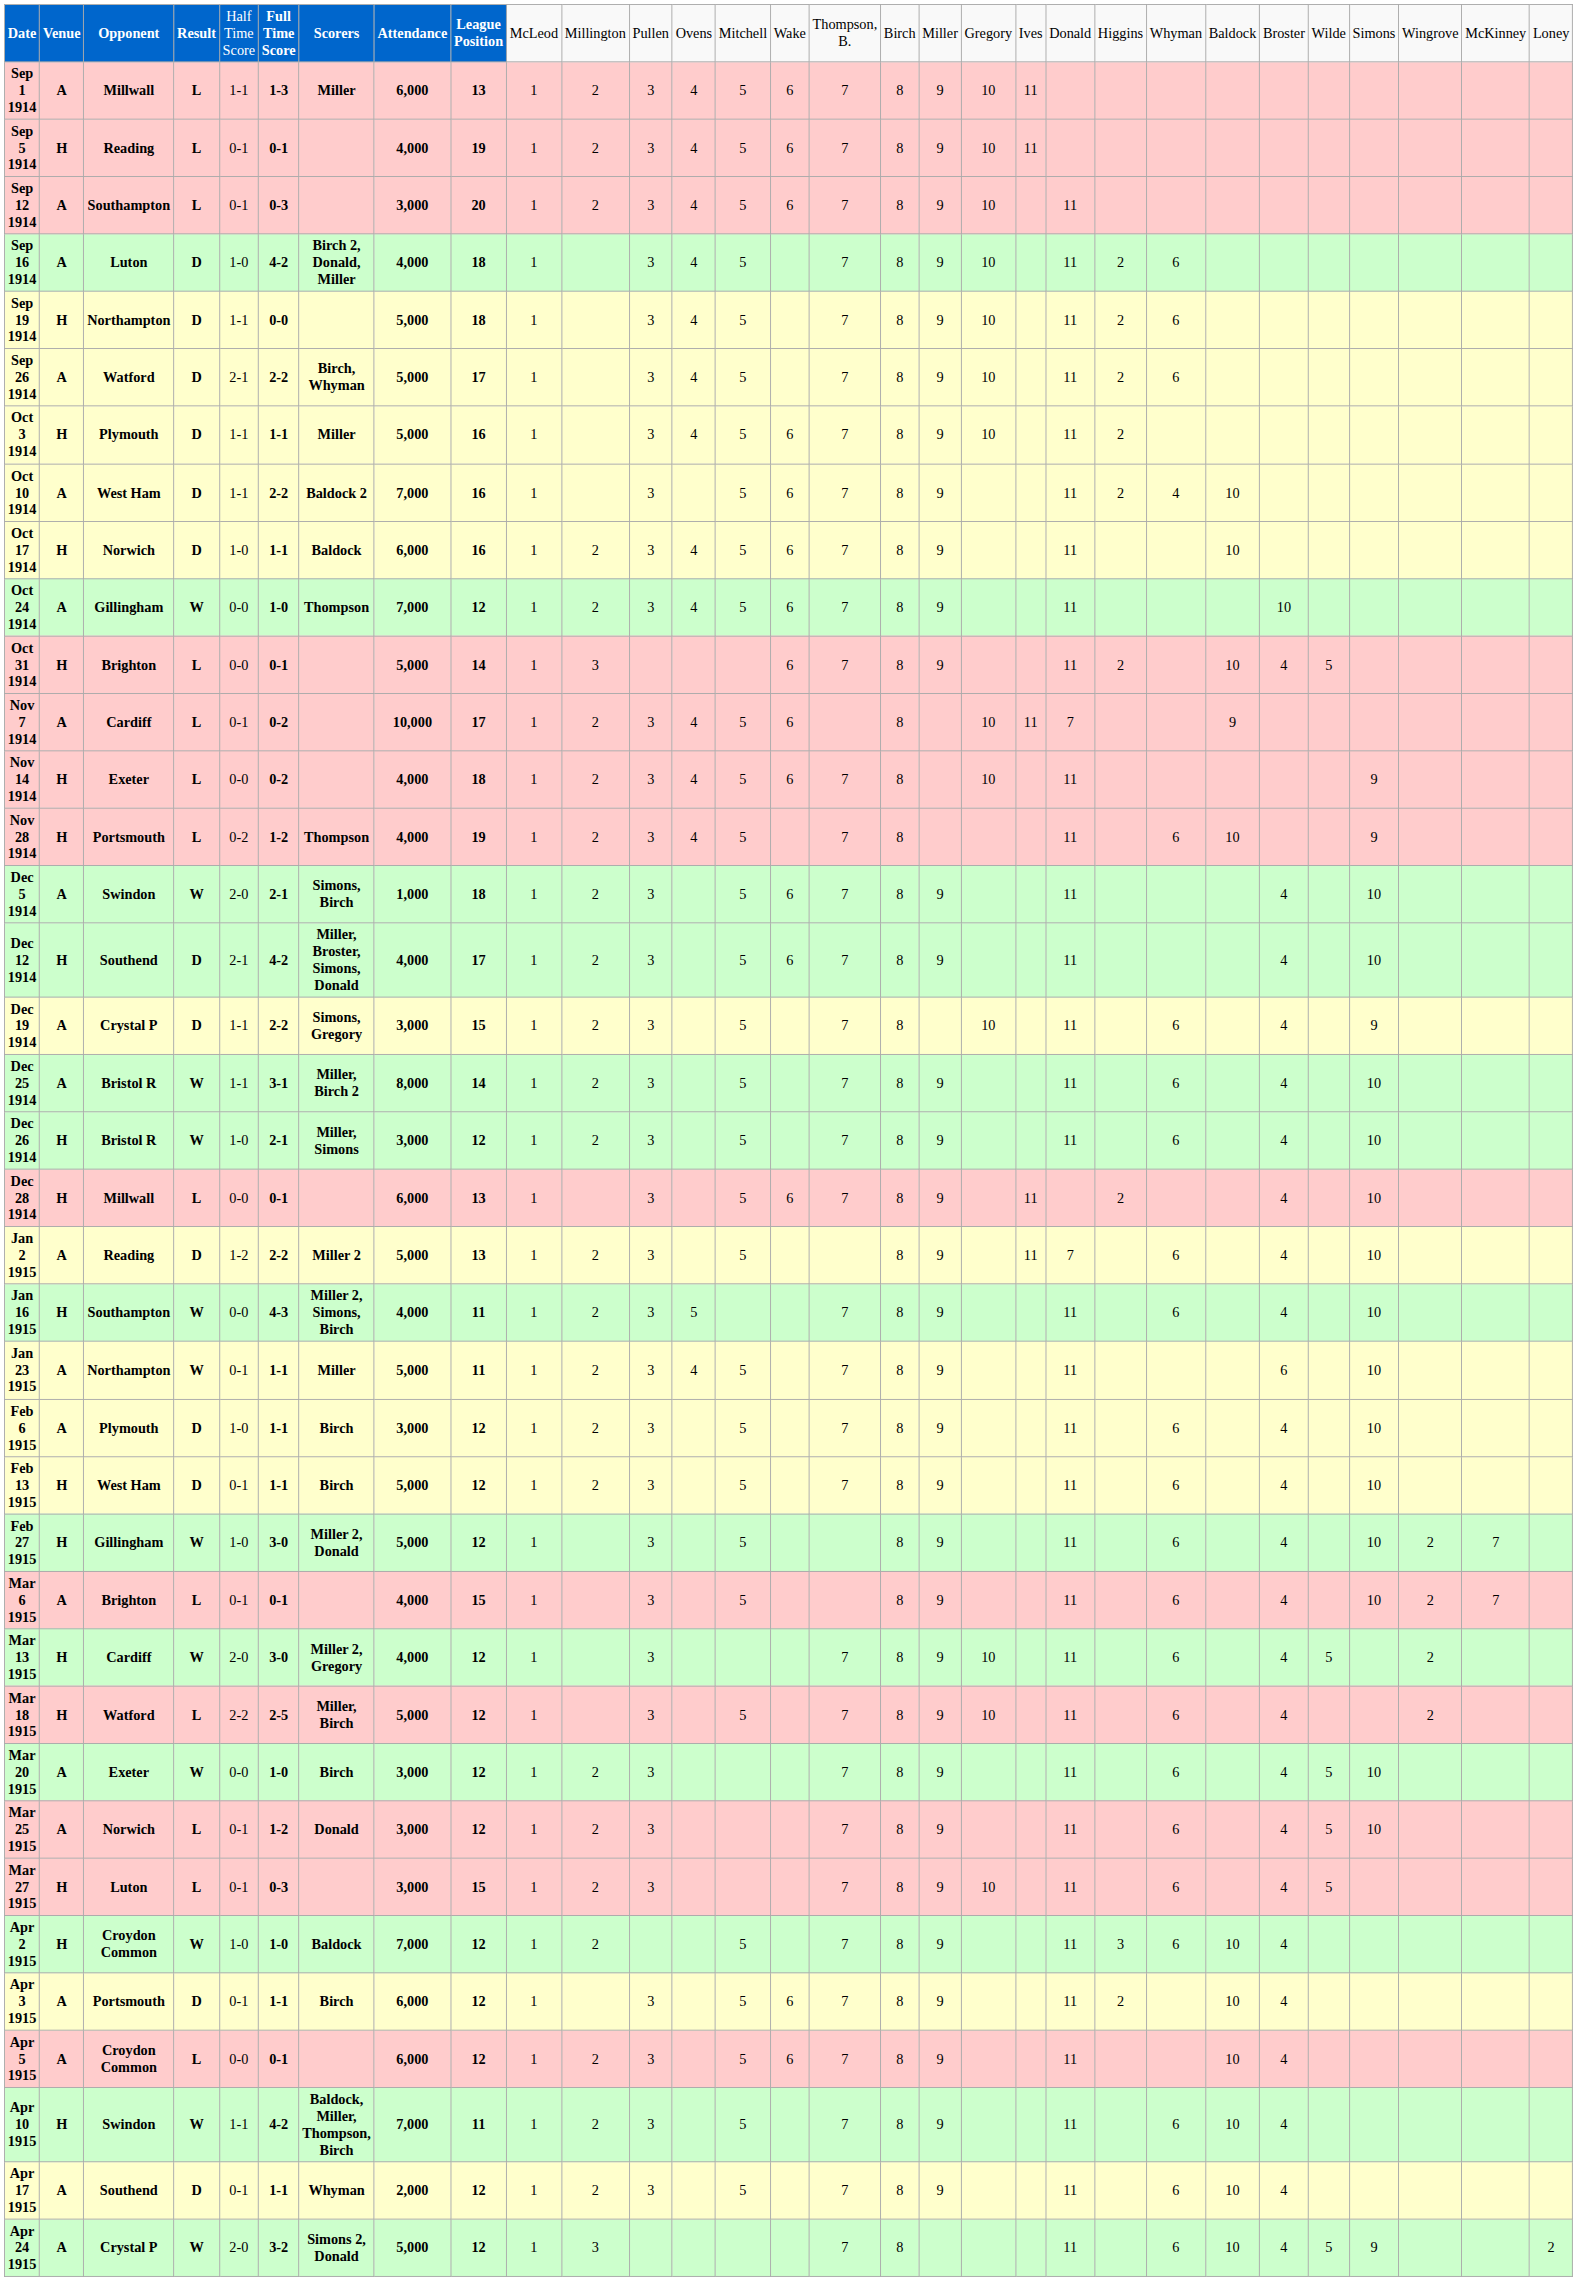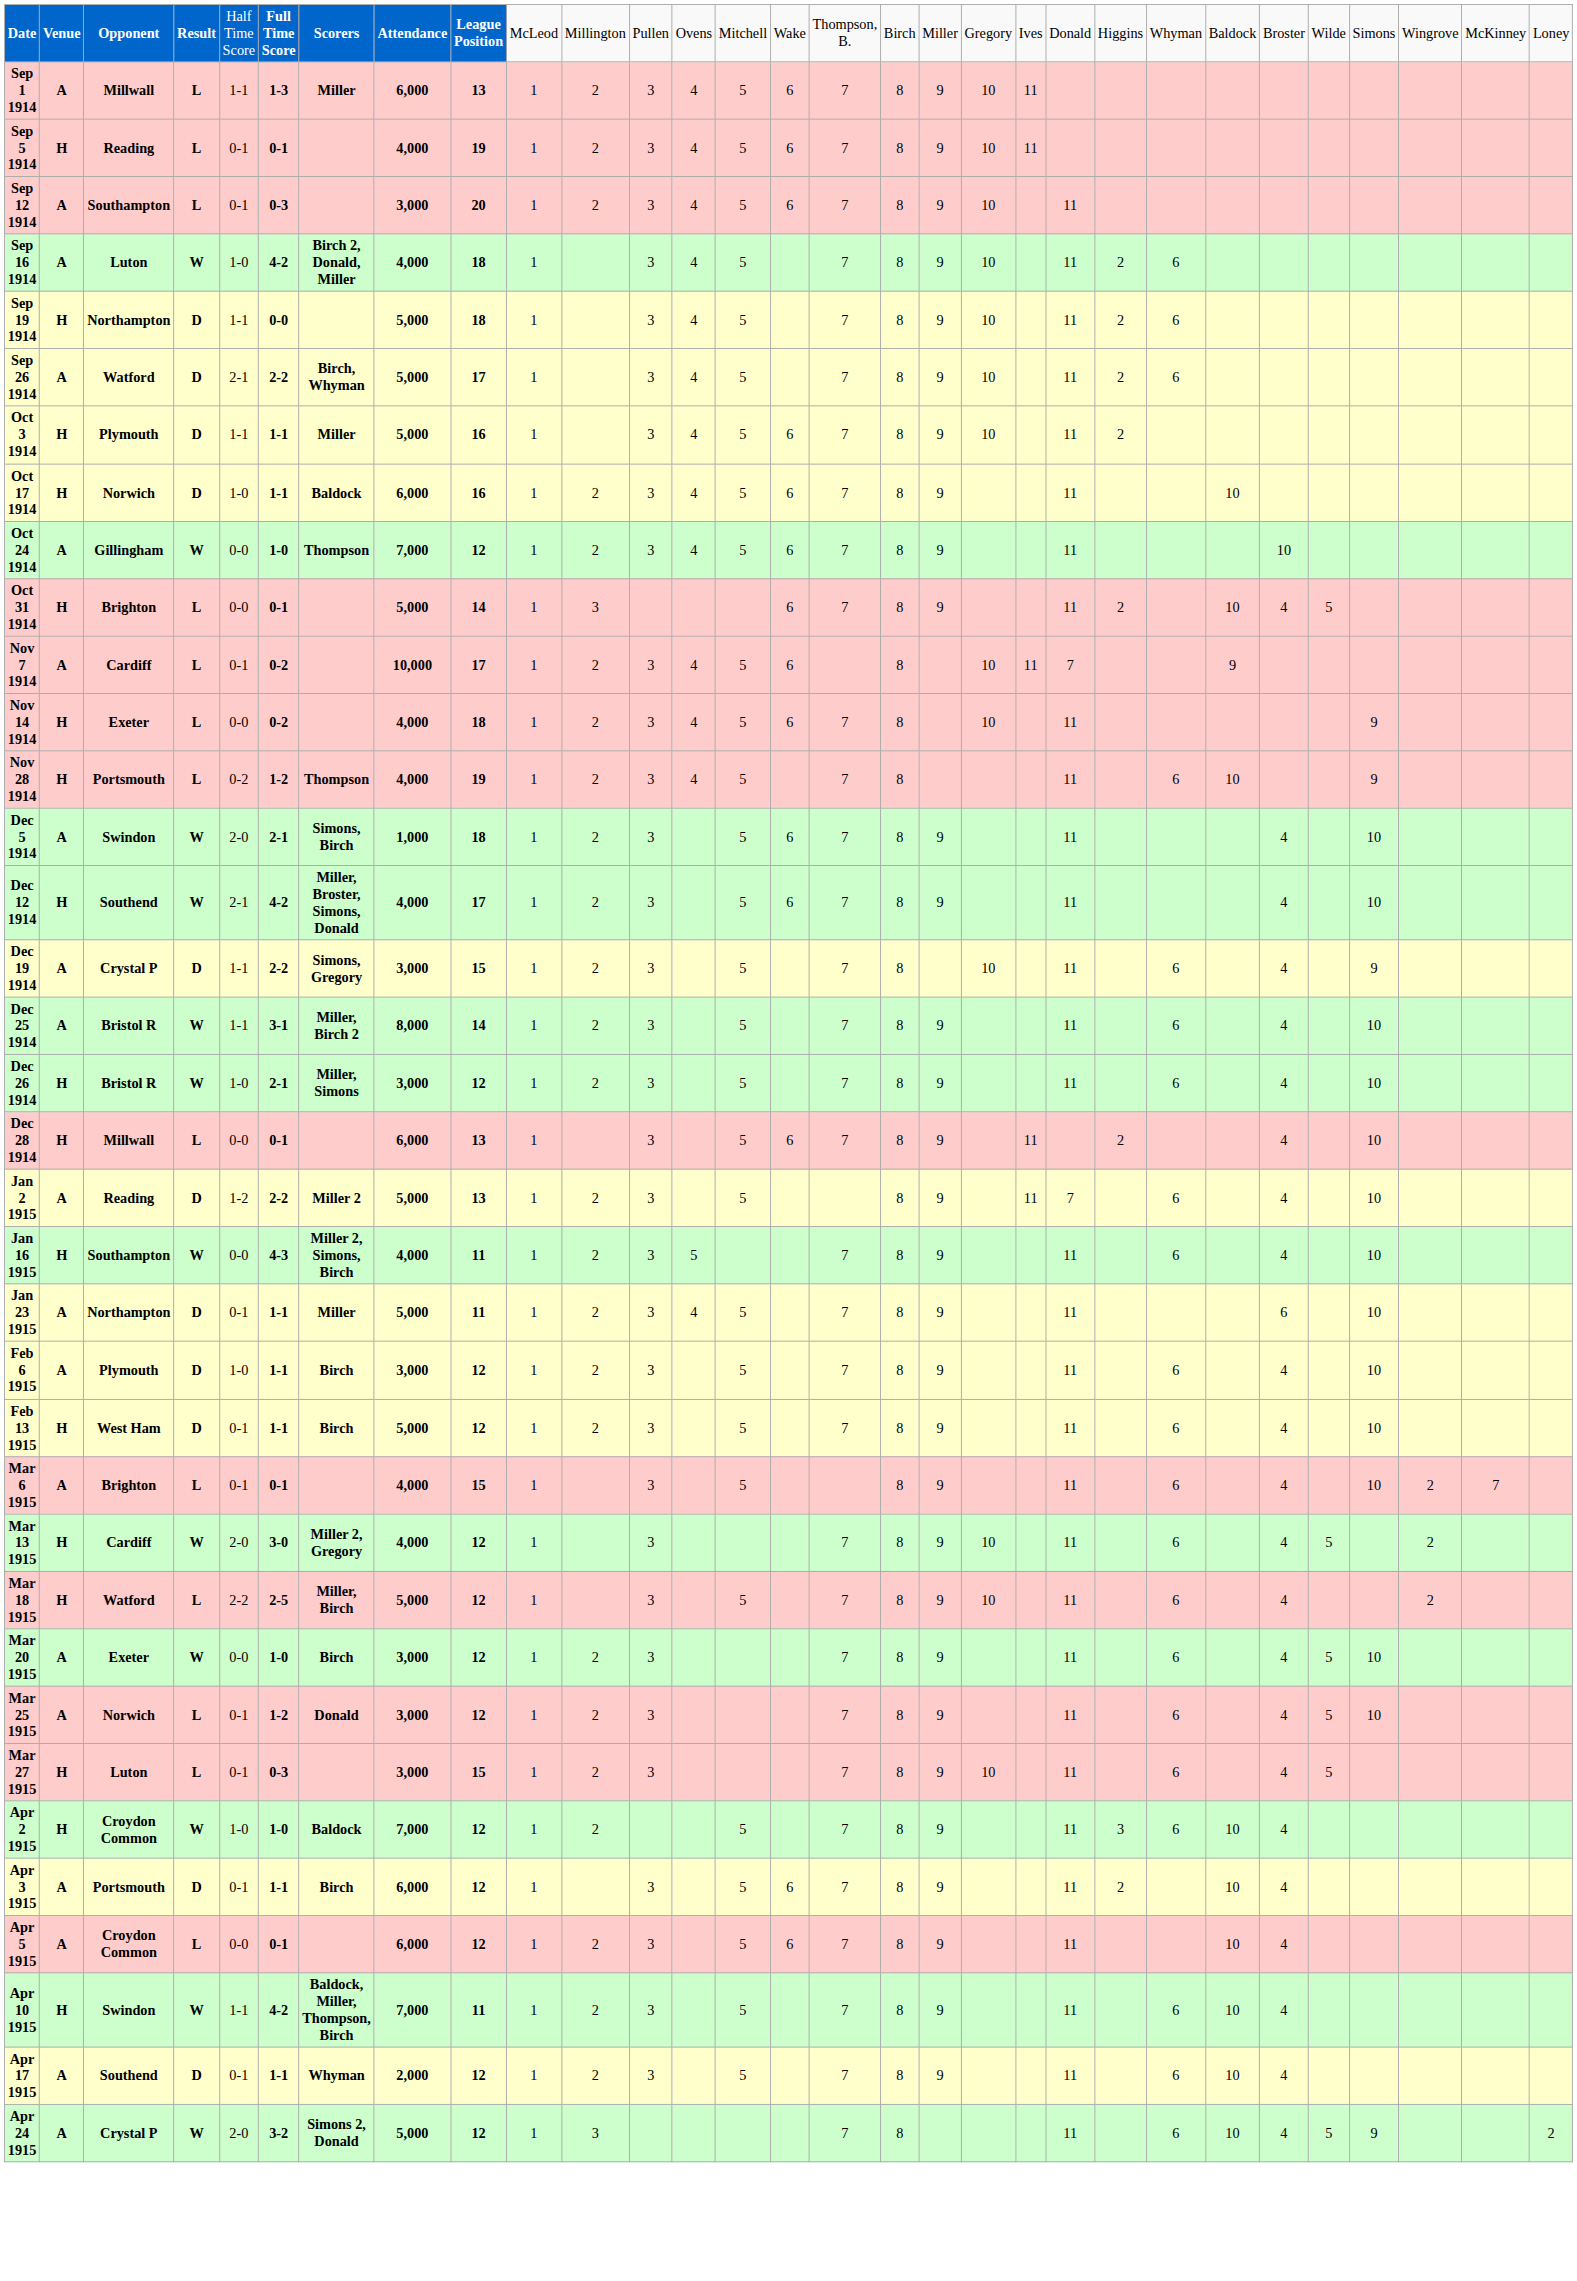(197, 262) D -> (197, 262) W
- row: (22, 492)
(197, 960) D -> (197, 902) W
(197, 1370) W -> (197, 1313) D
- row: (22, 1542)
